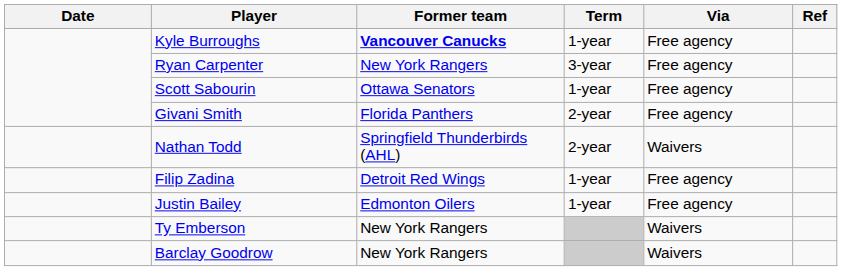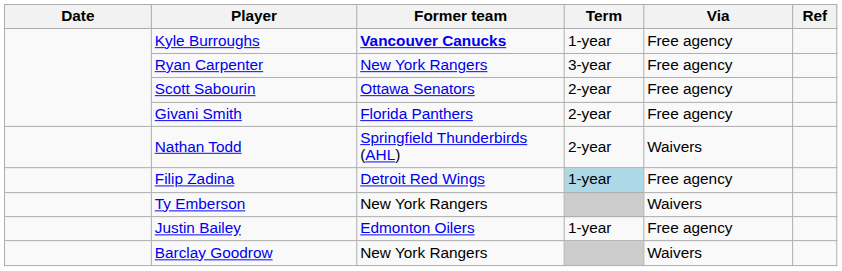(590, 89) 1-year -> (590, 89) 2-year
(590, 180) no background -> (590, 180) lightblue background
rows swapped: (200, 228) <-> (198, 204)
